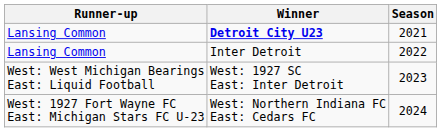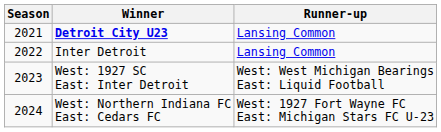columns swapped: (413, 14) <-> (106, 14)
